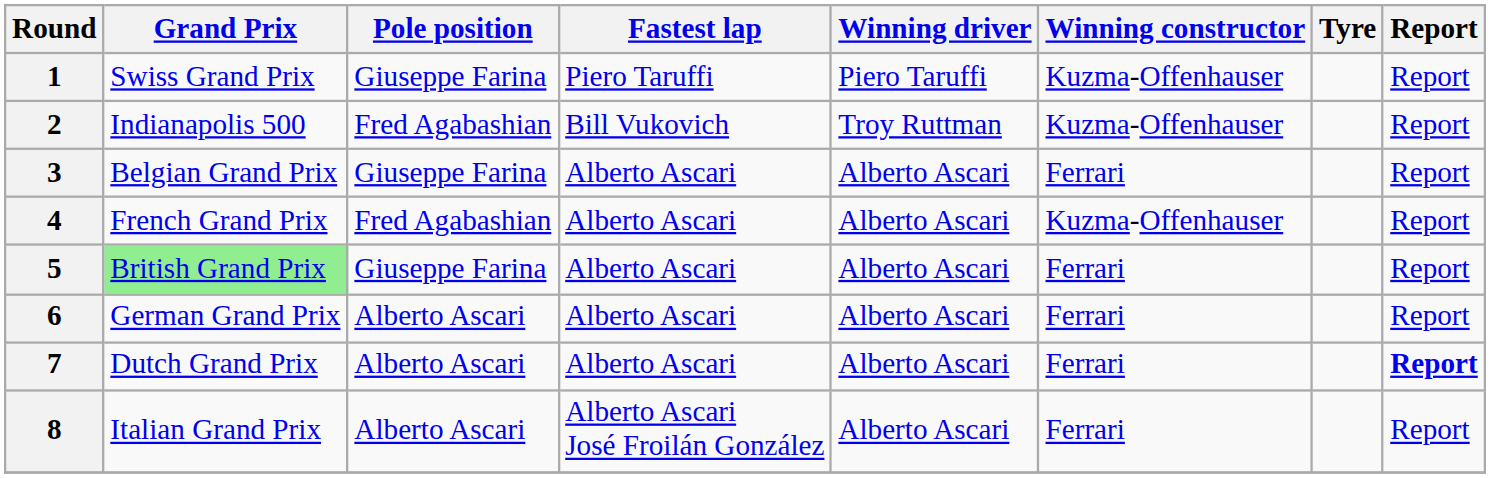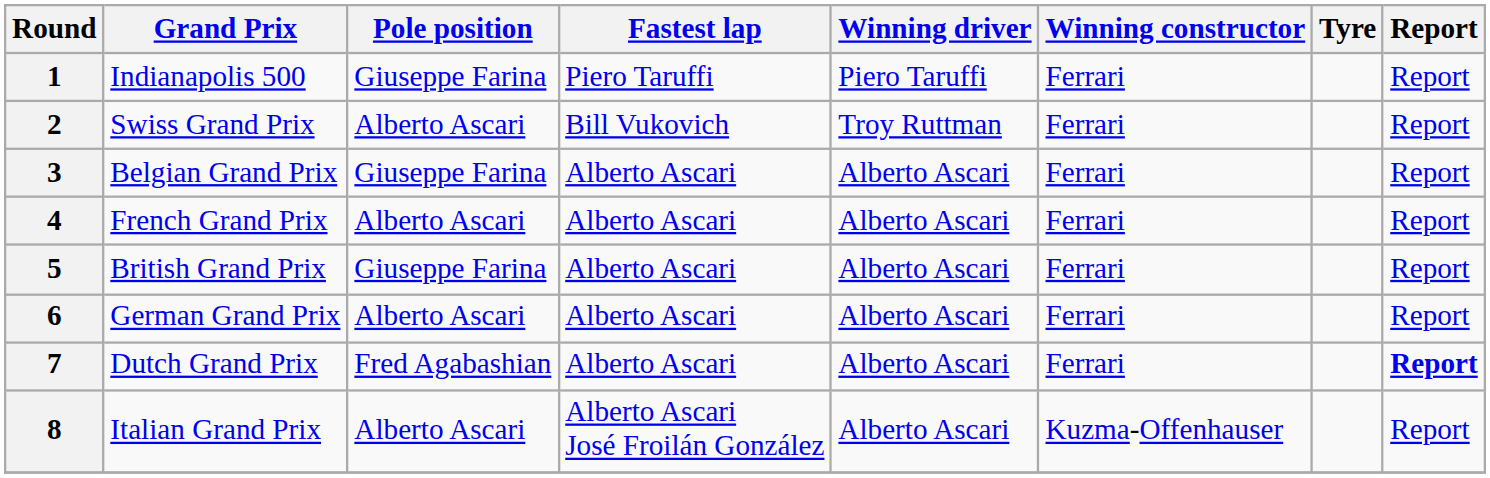(212, 76) Swiss Grand Prix -> (208, 76) Indianapolis 500
(1164, 76) Kuzma-Offenhauser -> (1085, 76) Ferrari
(208, 124) Indianapolis 500 -> (212, 124) Swiss Grand Prix
(453, 124) Fred Agabashian -> (440, 124) Alberto Ascari
(1164, 124) Kuzma-Offenhauser -> (1085, 124) Ferrari
(453, 220) Fred Agabashian -> (440, 220) Alberto Ascari
(1164, 220) Kuzma-Offenhauser -> (1085, 220) Ferrari
(218, 268) lightgreen background -> (218, 268) no background
(440, 364) Alberto Ascari -> (453, 364) Fred Agabashian
(1085, 430) Ferrari -> (1164, 430) Kuzma-Offenhauser
